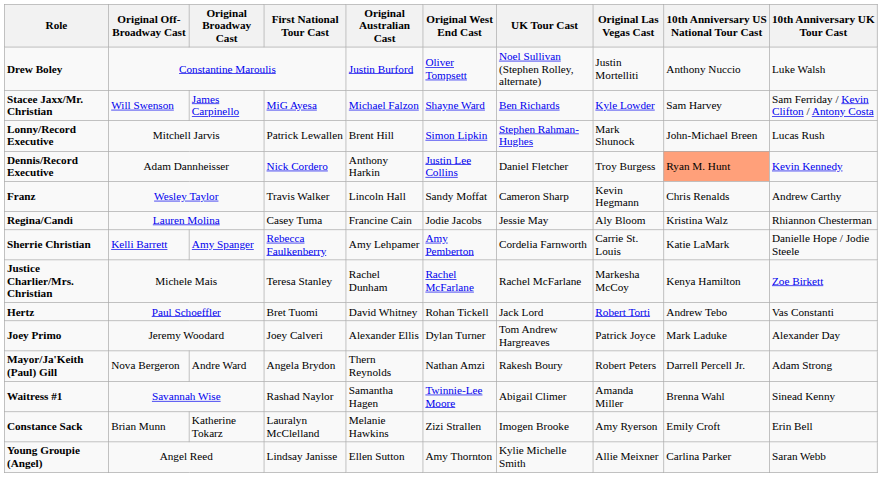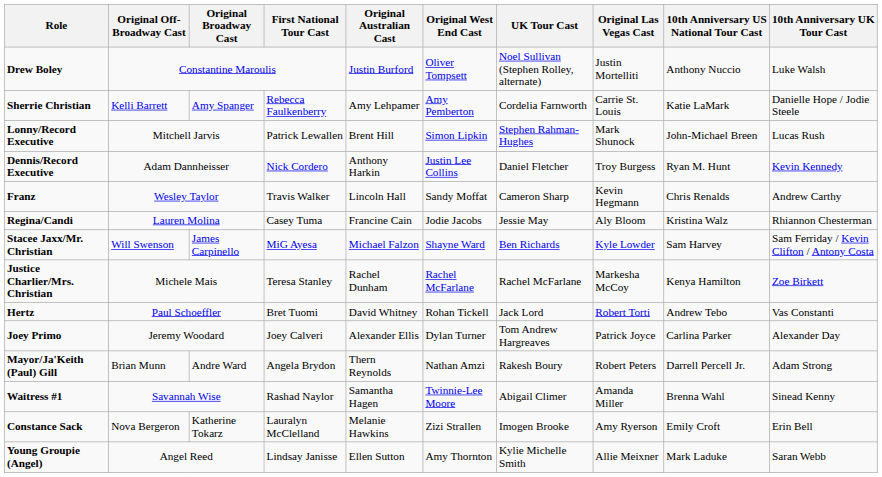rows swapped: (49, 244) <-> (45, 105)
(698, 166) lightsalmon background -> (698, 166) no background
(697, 335) Mark Laduke -> (699, 335) Carlina Parker
(145, 366) Nova Bergeron -> (138, 366) Brian Munn
(138, 426) Brian Munn -> (145, 426) Nova Bergeron
(699, 457) Carlina Parker -> (697, 457) Mark Laduke
